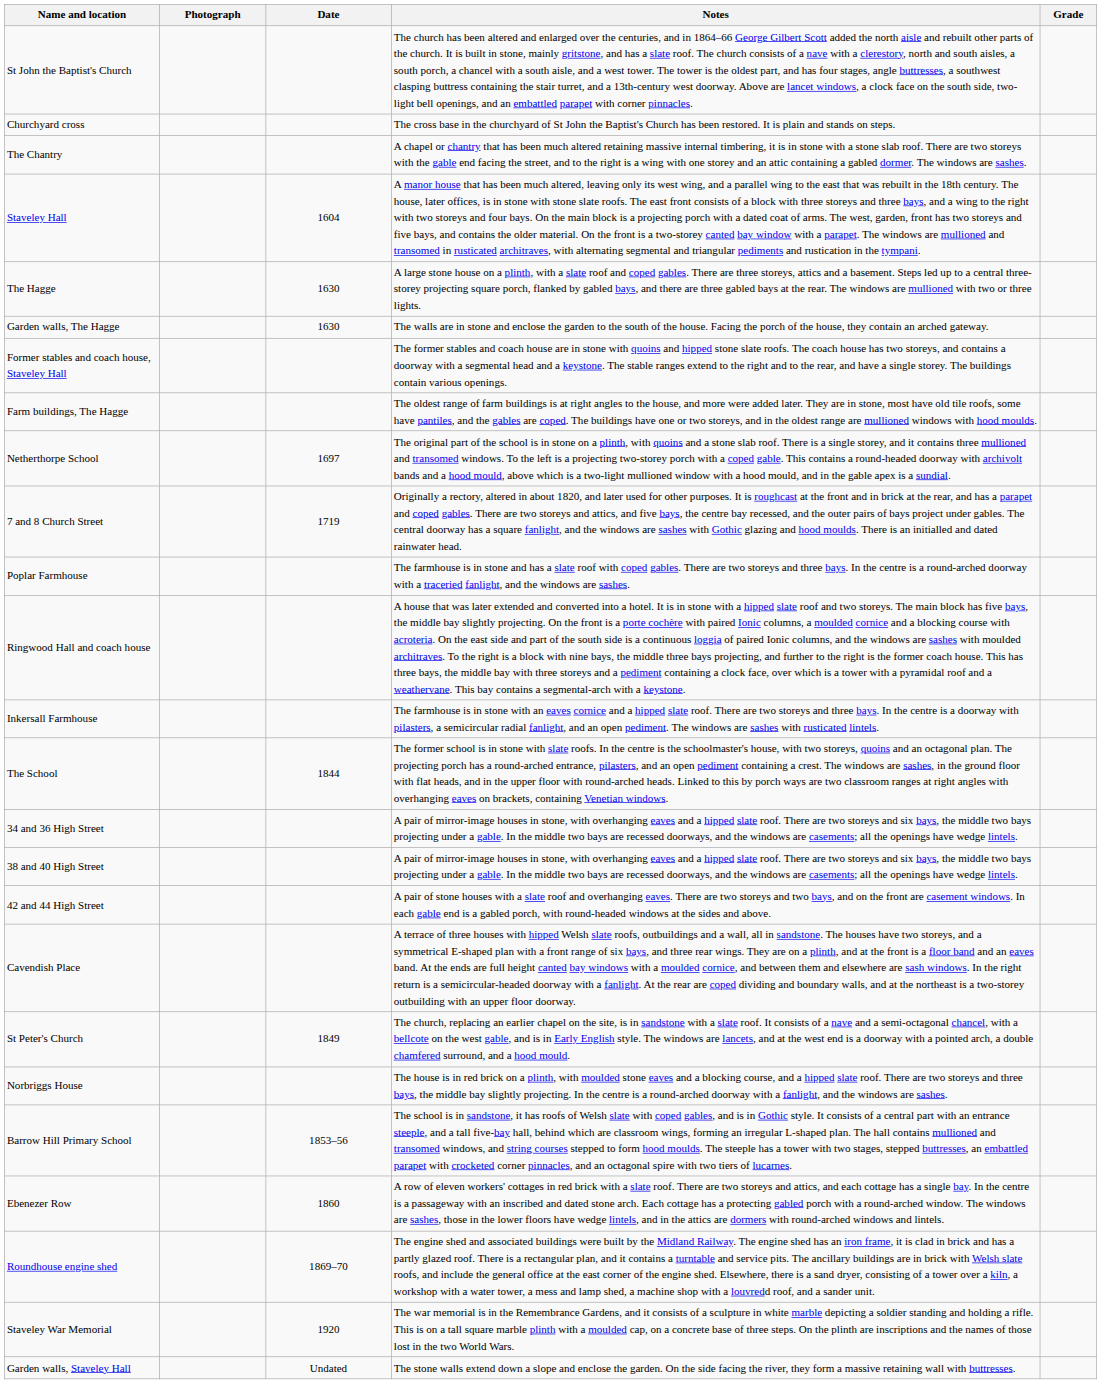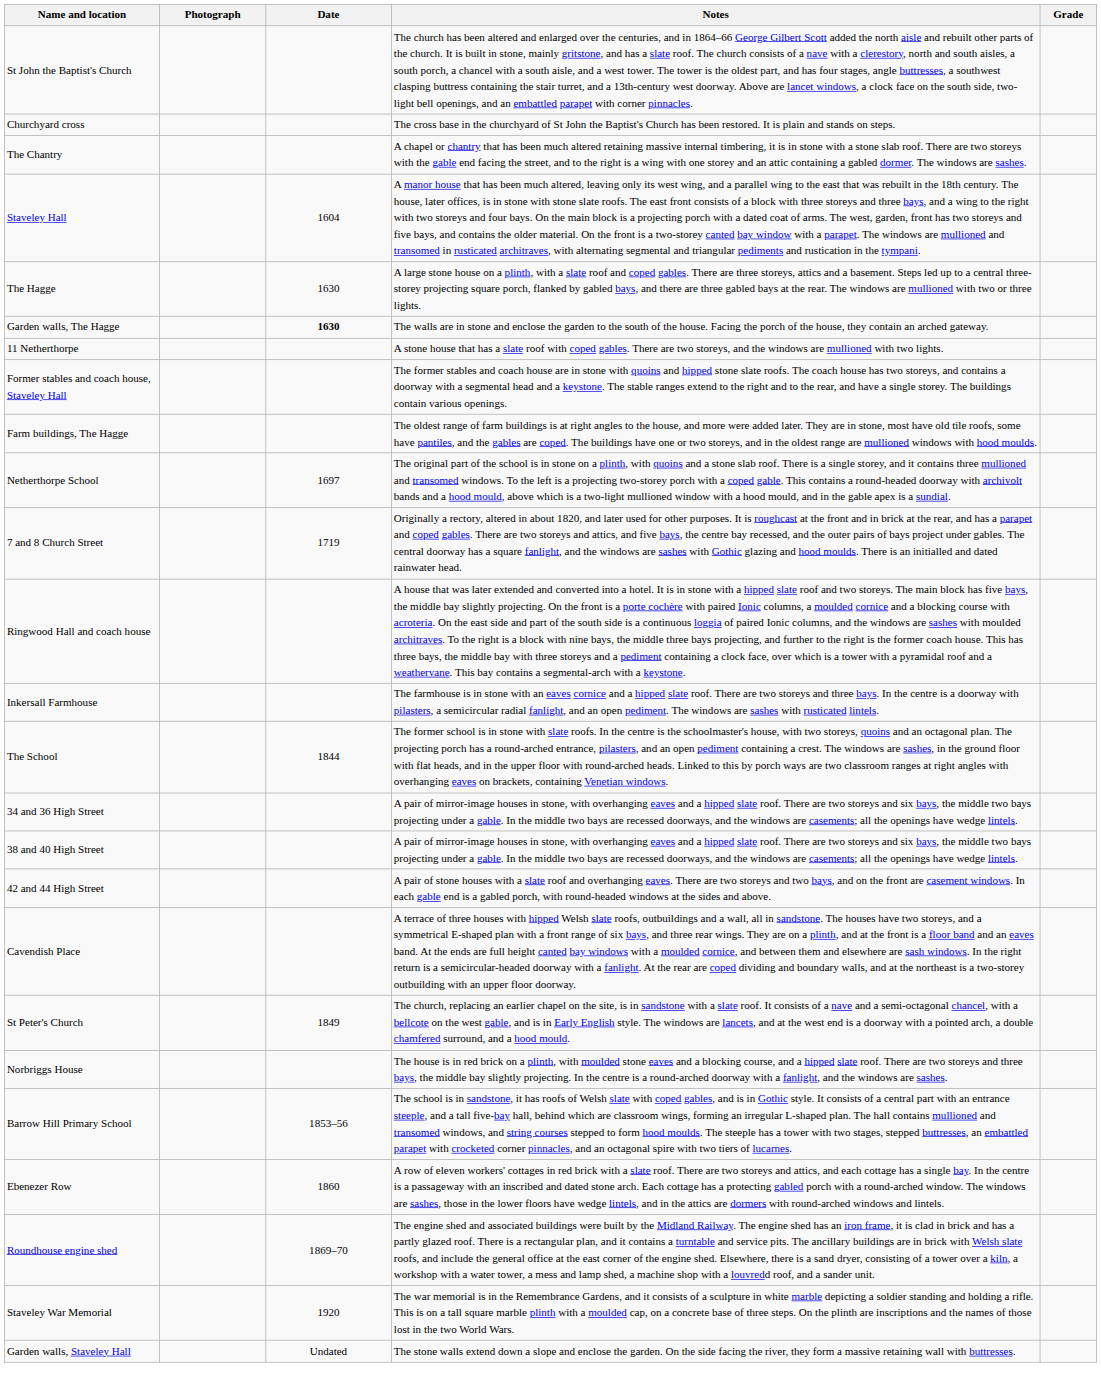(328, 327) normal -> (328, 327) bold
+ row: (43, 349)
- row: (47, 576)
